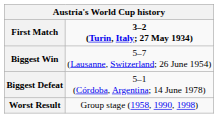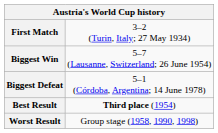(139, 33) bold -> (139, 33) normal
+ row: (35, 105)
